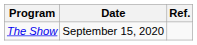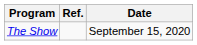columns swapped: (113, 13) <-> (180, 13)
